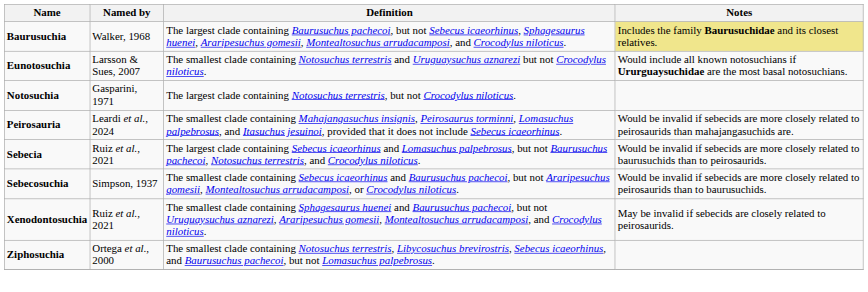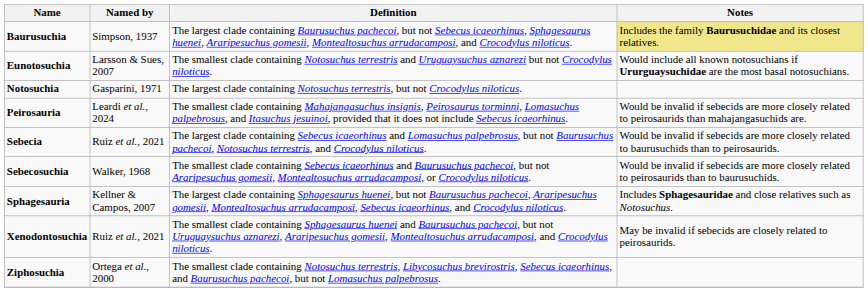(121, 36) Walker, 1968 -> (125, 36) Simpson, 1937
(125, 183) Simpson, 1937 -> (121, 171) Walker, 1968
+ row: (38, 201)
